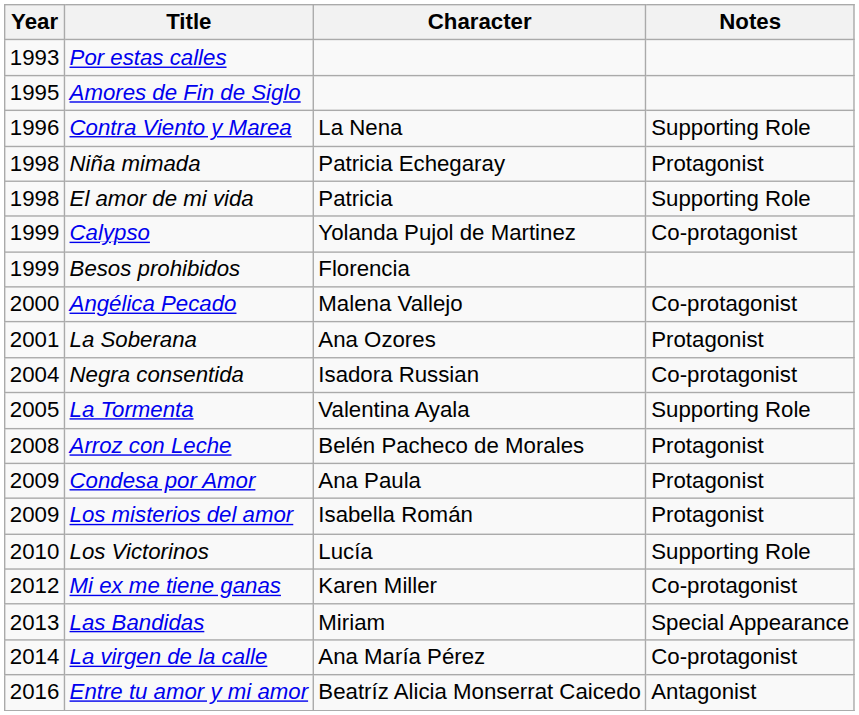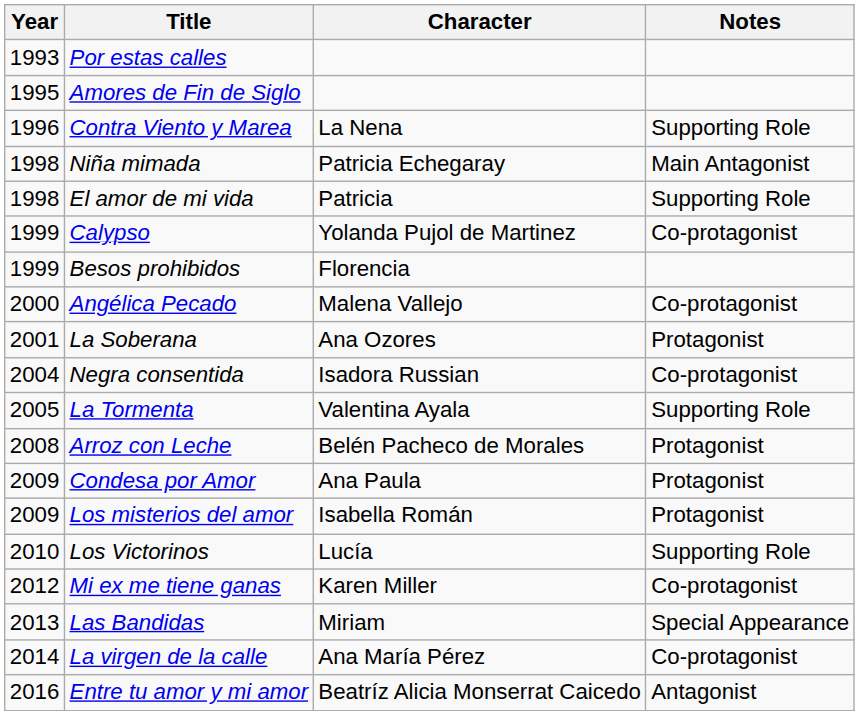(707, 163) Protagonist -> (730, 163) Main Antagonist
